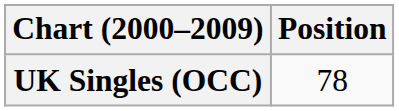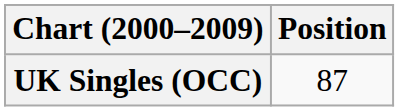(332, 79) 78 -> (332, 79) 87
